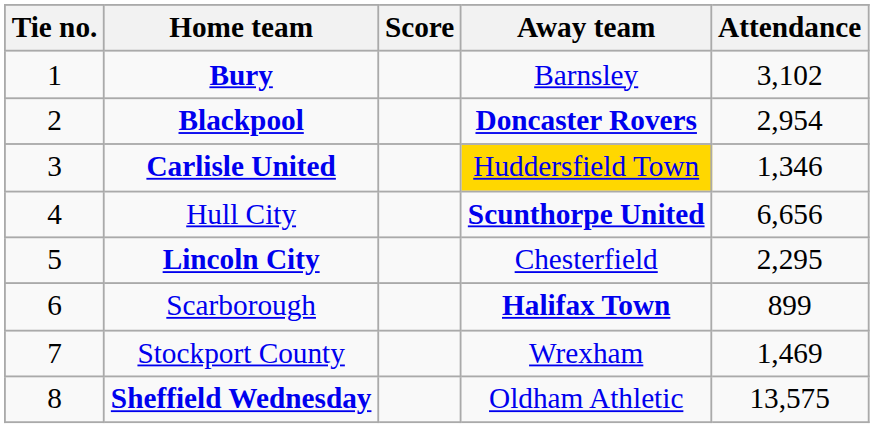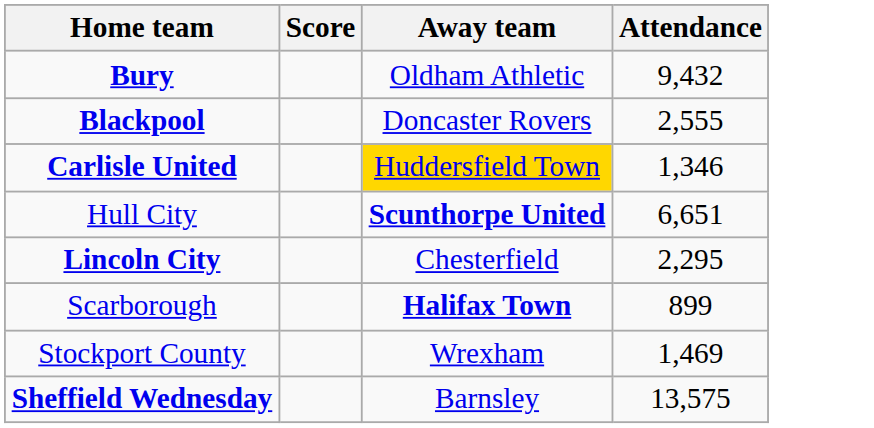- column: (55, 27)
(586, 74) Barnsley -> (487, 74) Oldham Athletic
(790, 74) 3,102 -> (690, 74) 9,432
(586, 120) bold -> (487, 120) normal
(790, 120) 2,954 -> (690, 120) 2,555
(790, 213) 6,656 -> (690, 213) 6,651
(586, 399) Oldham Athletic -> (487, 399) Barnsley
